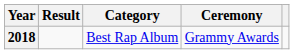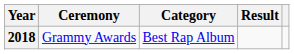columns swapped: (232, 15) <-> (61, 15)
